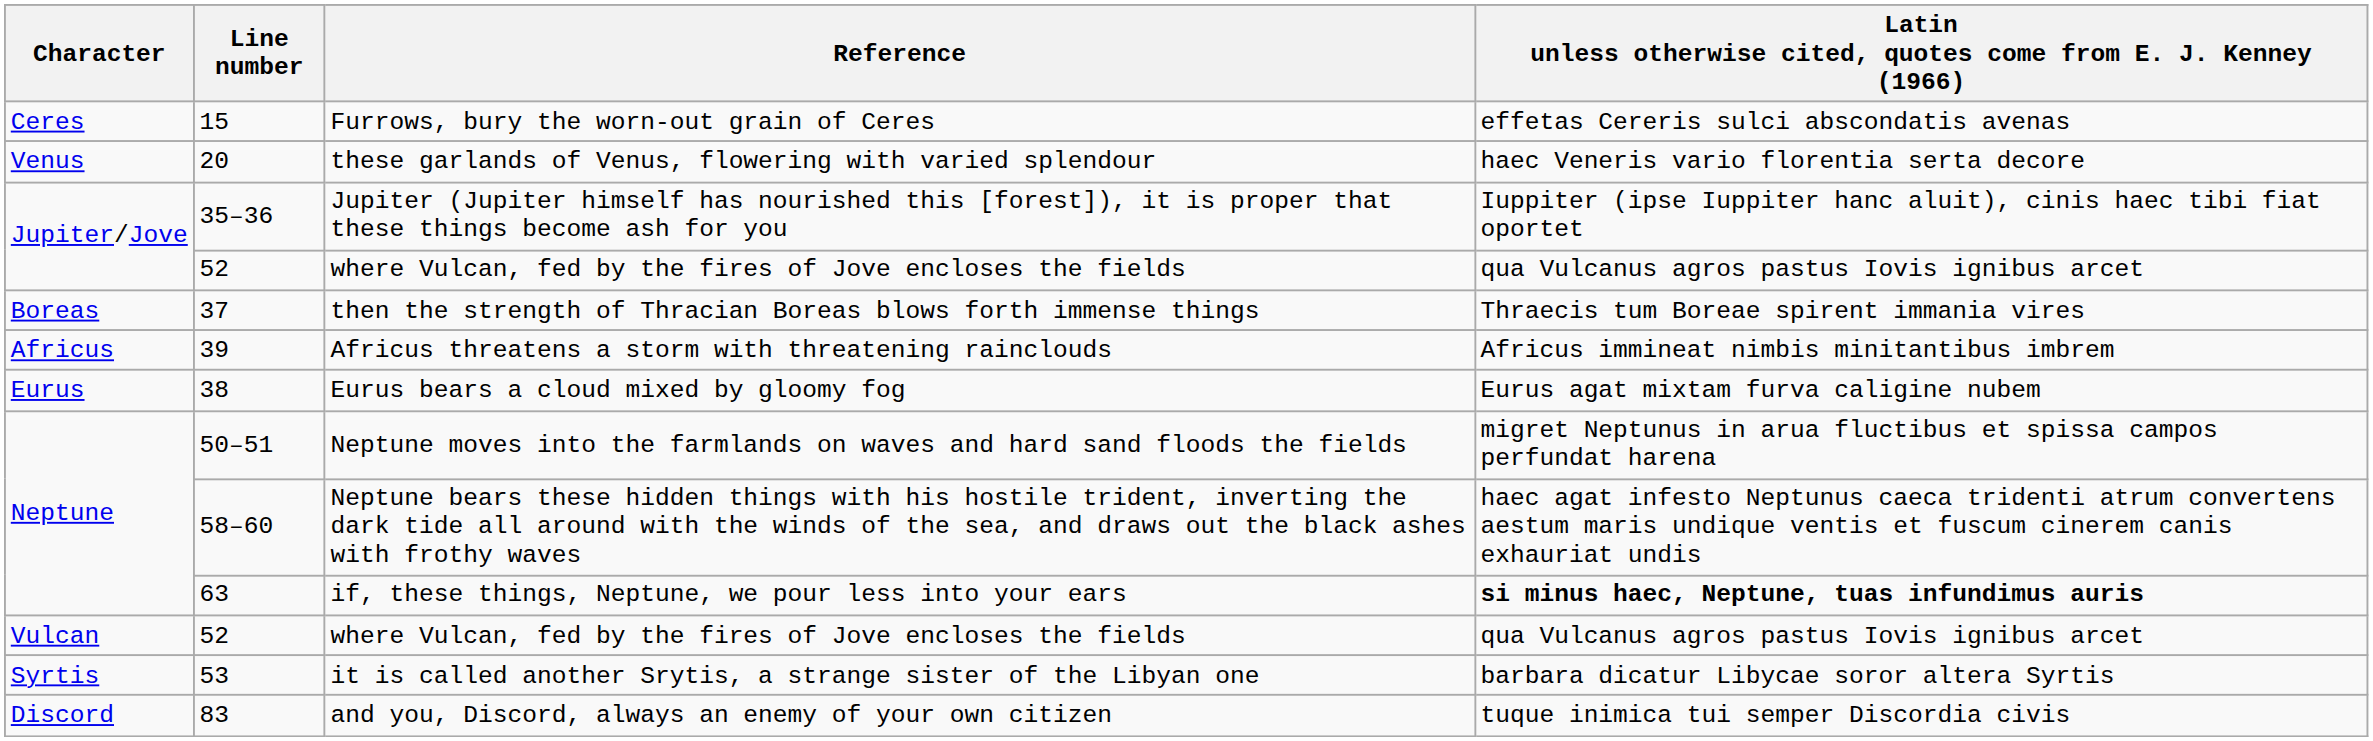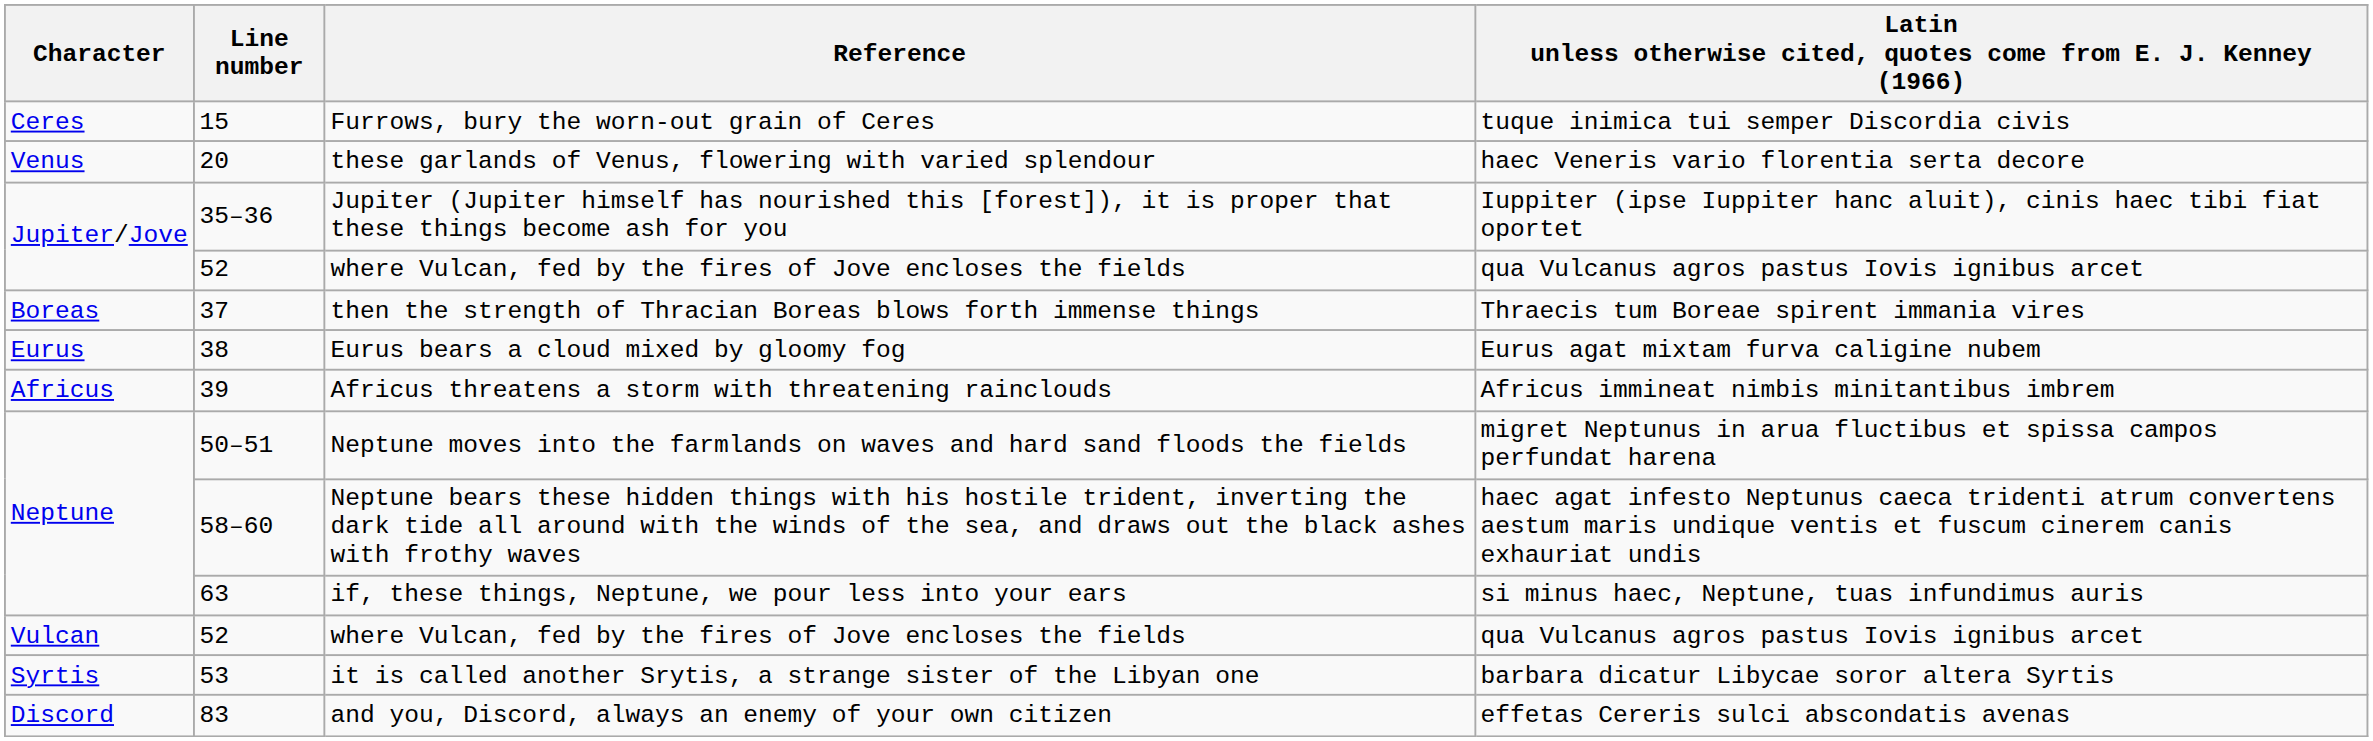(1775, 122) effetas Cereris sulci abscondatis avenas -> (1775, 122) tuque inimica tui semper Discordia civis
rows swapped: (48, 390) <-> (62, 350)
(1812, 596) bold -> (1812, 596) normal
(1775, 716) tuque inimica tui semper Discordia civis -> (1775, 716) effetas Cereris sulci abscondatis avenas
